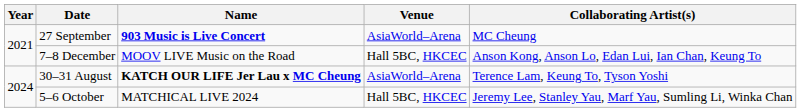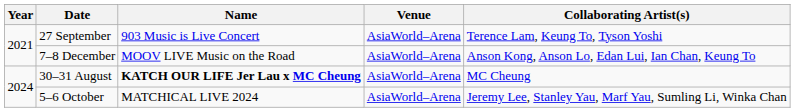(193, 35) bold -> (190, 35) normal
(504, 35) MC Cheung -> (565, 35) Terence Lam, Keung To, Tyson Yoshi
(417, 55) Hall 5BC, HKCEC -> (414, 55) AsiaWorld–Arena
(570, 76) Terence Lam, Keung To, Tyson Yoshi -> (499, 76) MC Cheung
(417, 96) Hall 5BC, HKCEC -> (414, 96) AsiaWorld–Arena
